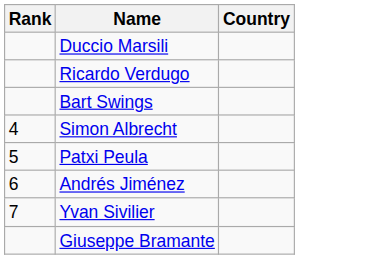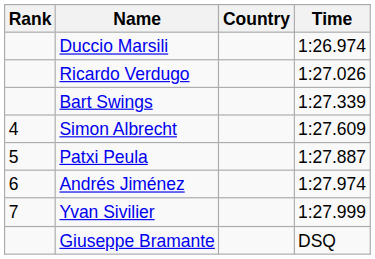+ column: (332, 19)
